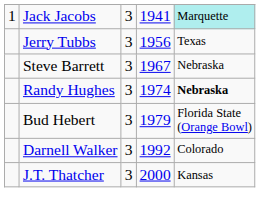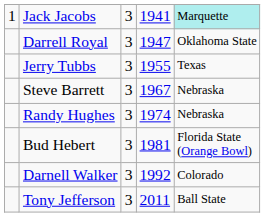+ row: (65, 41)
(155, 41) 1956 -> (155, 66) 1955
(203, 90) bold -> (201, 115) normal
(155, 120) 1979 -> (155, 145) 1981
- row: (63, 174)
+ row: (69, 199)
